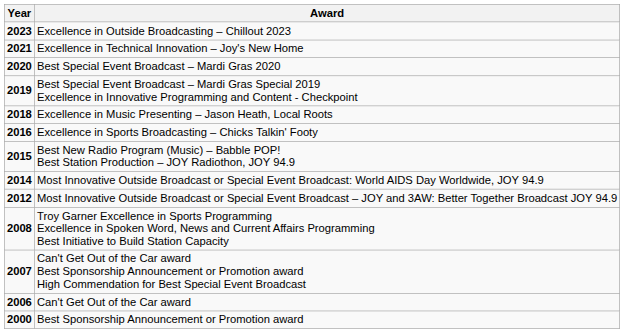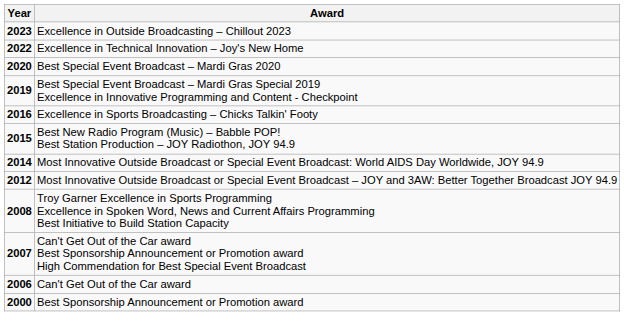(19, 48) 2021 -> (19, 48) 2022
- row: (185, 114)
